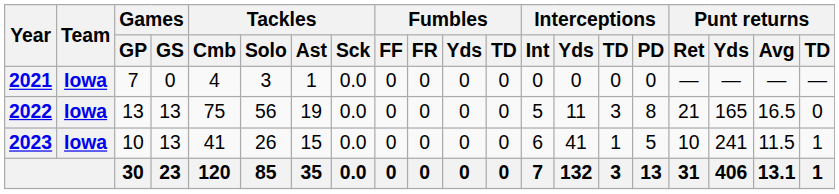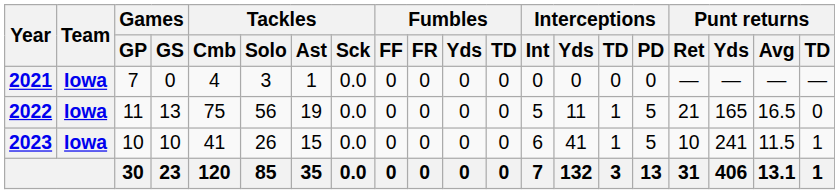(133, 111) 13 -> (133, 111) 11
(616, 111) 3 -> (616, 111) 1
(651, 111) 8 -> (651, 111) 5
(170, 142) 13 -> (170, 142) 10
